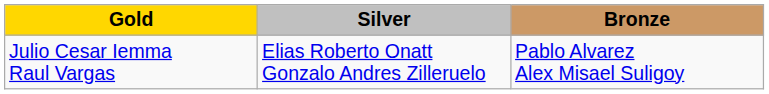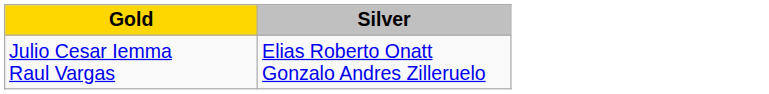- column: (637, 19)
